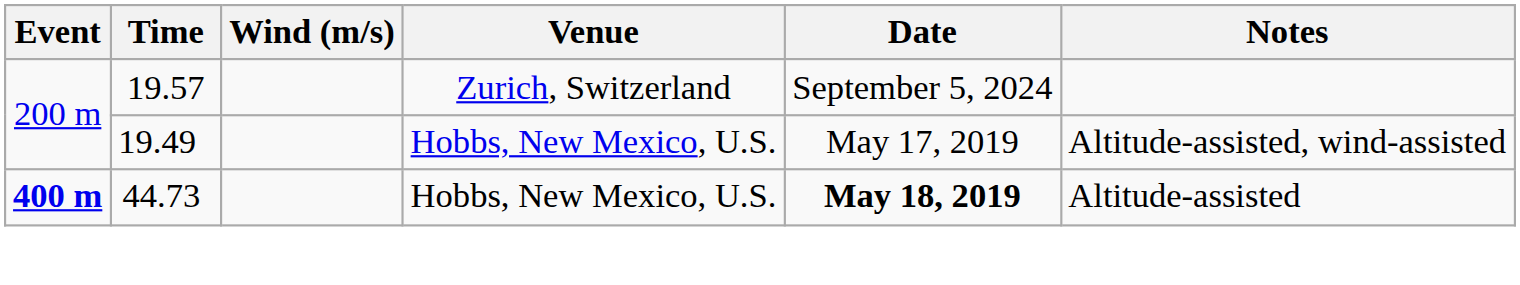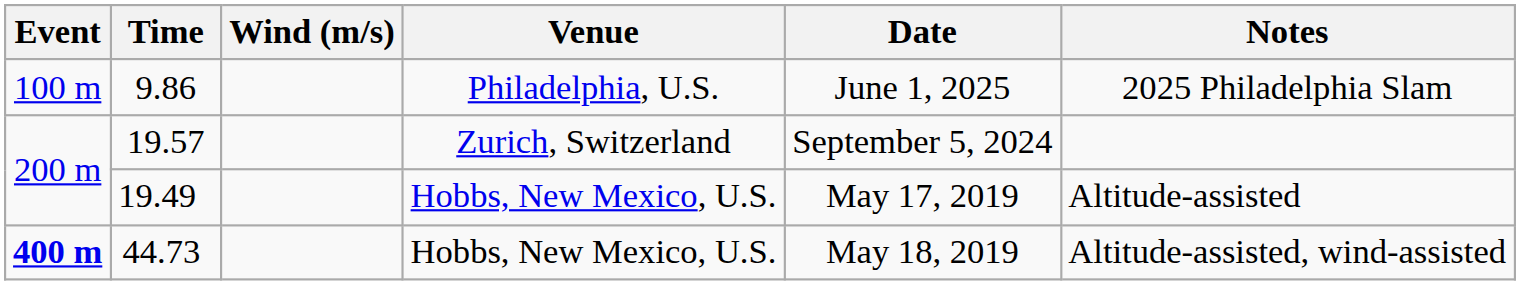+ row: (166, 86)
(1287, 141) Altitude-assisted, wind-assisted -> (1184, 196) Altitude-assisted
(922, 196) bold -> (922, 251) normal
(1184, 196) Altitude-assisted -> (1287, 251) Altitude-assisted, wind-assisted
